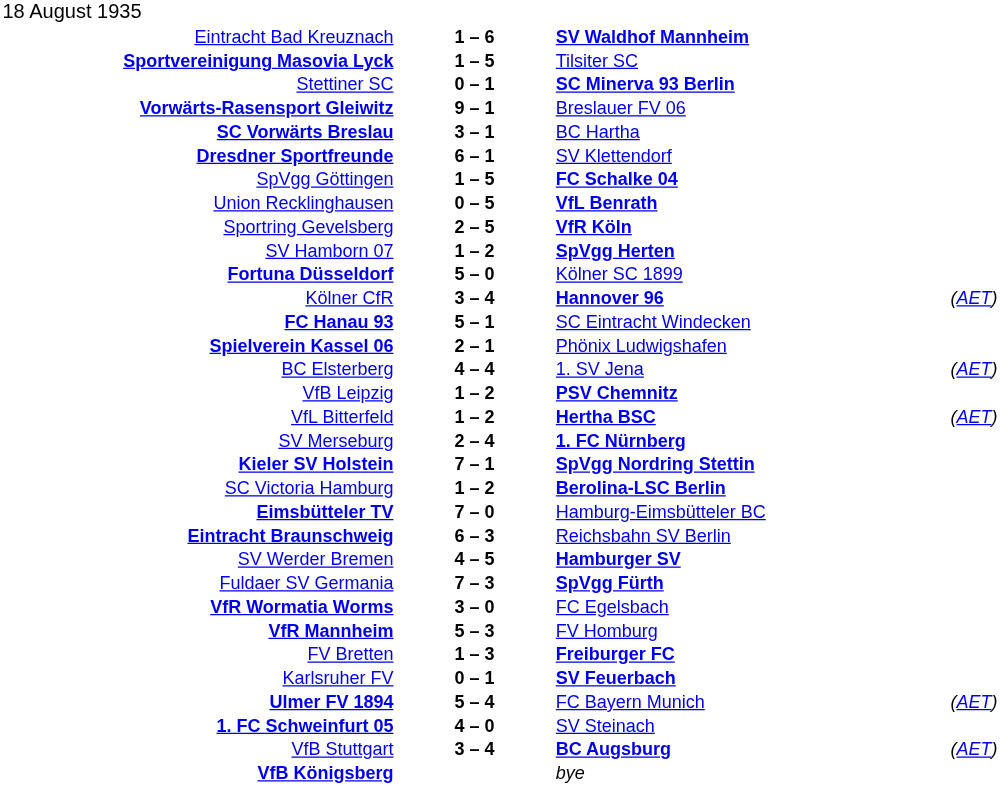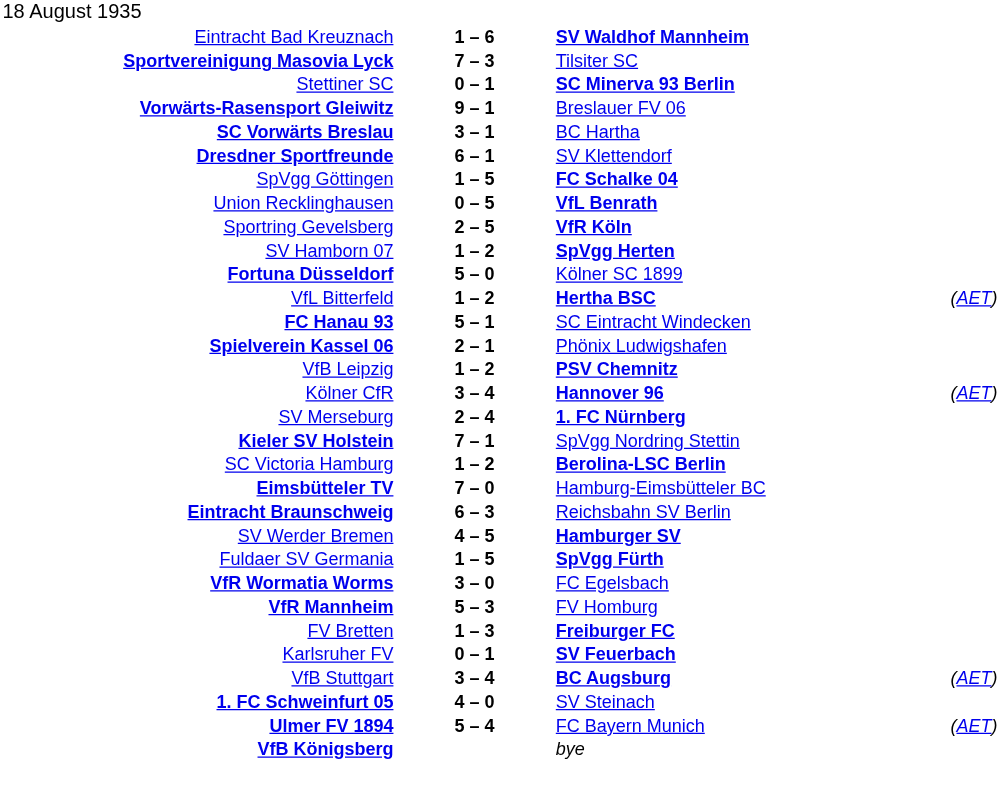(475, 60) 1 – 5 -> (475, 60) 7 – 3
rows swapped: (349, 298) <-> (342, 416)
- row: (337, 369)
(655, 464) bold -> (648, 440) normal
(475, 583) 7 – 3 -> (475, 559) 1 – 5
rows swapped: (342, 749) <-> (331, 702)
